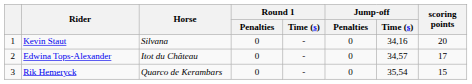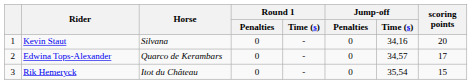(169, 57) Itot du Château -> (182, 57) Quarco de Kerambars
(182, 72) Quarco de Kerambars -> (169, 72) Itot du Château
